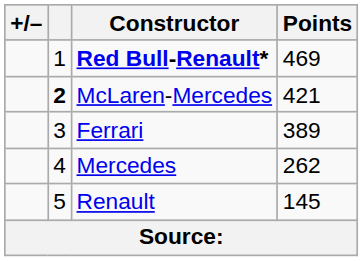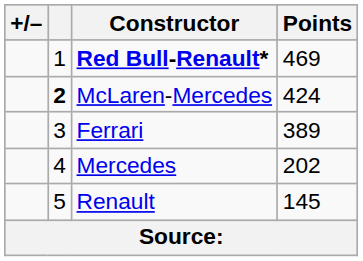(302, 94) 421 -> (302, 94) 424
(302, 166) 262 -> (302, 166) 202
